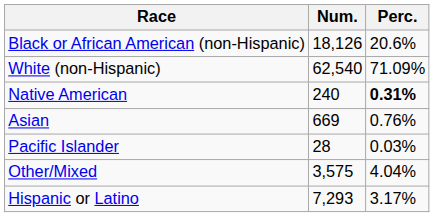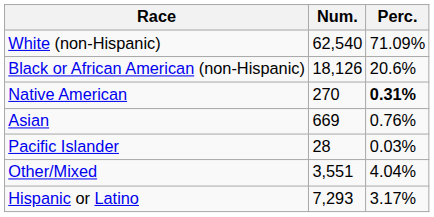rows swapped: (84, 69) <-> (157, 43)
(326, 95) 240 -> (326, 95) 270
(333, 172) 3,575 -> (333, 172) 3,551
